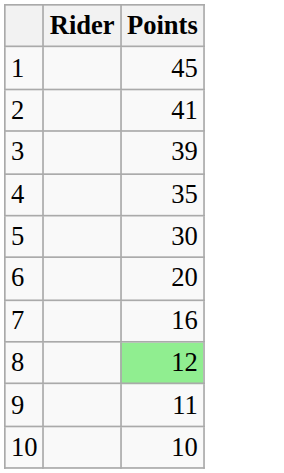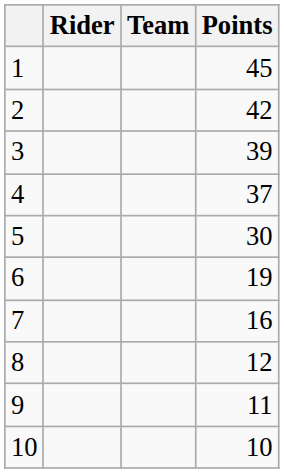+ column: (158, 25)
(184, 109) 41 -> (259, 109) 42
(184, 194) 35 -> (259, 194) 37
(184, 278) 20 -> (259, 278) 19
(184, 362) lightgreen background -> (259, 362) no background
